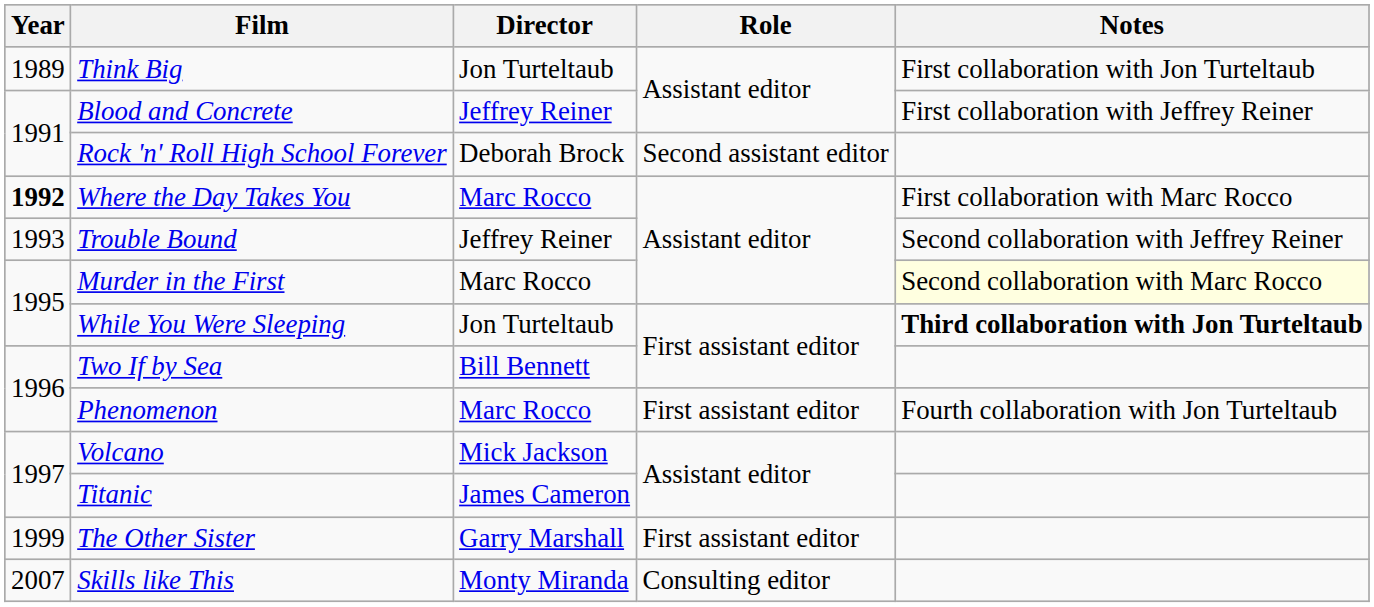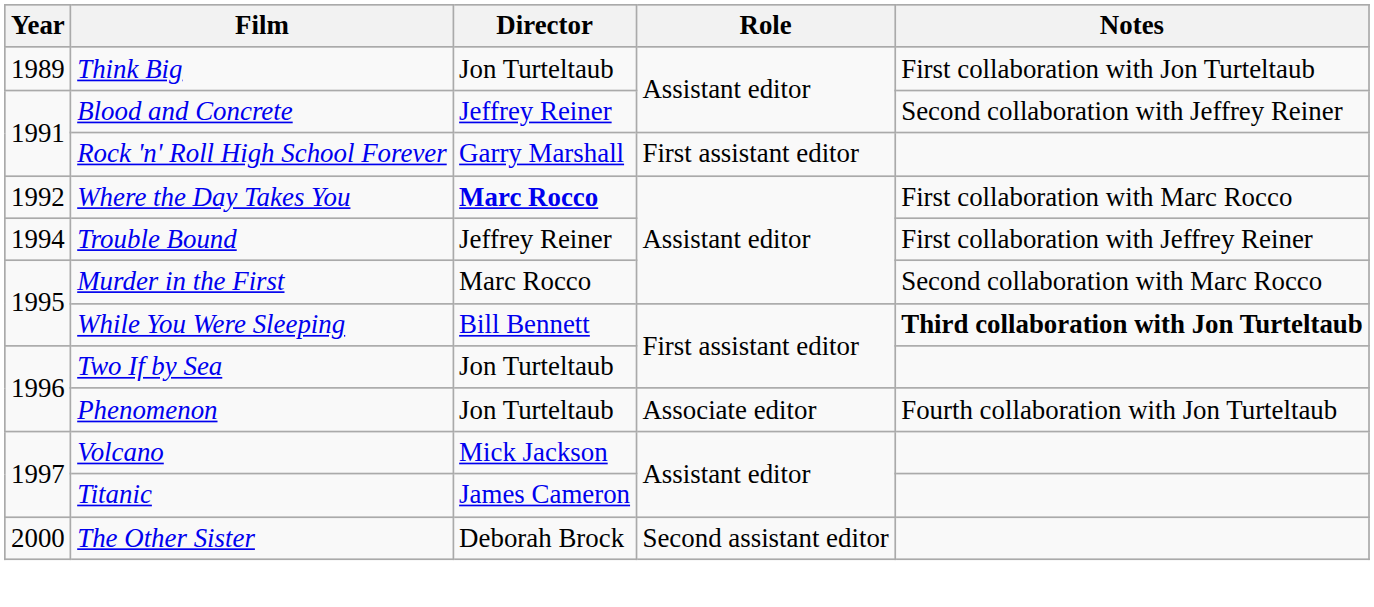(1107, 111) First collaboration with Jeffrey Reiner -> (1122, 111) Second collaboration with Jeffrey Reiner
(542, 153) Deborah Brock -> (542, 153) Garry Marshall
(766, 153) Second assistant editor -> (751, 153) First assistant editor
(38, 196) bold -> (38, 196) normal
(525, 196) normal -> (529, 196) bold
(38, 238) 1993 -> (38, 238) 1994
(1122, 238) Second collaboration with Jeffrey Reiner -> (1107, 238) First collaboration with Jeffrey Reiner
(1112, 281) lightyellow background -> (1112, 281) no background
(536, 324) Jon Turteltaub -> (524, 324) Bill Bennett
(524, 366) Bill Bennett -> (536, 366) Jon Turteltaub
(525, 409) Marc Rocco -> (536, 409) Jon Turteltaub
(751, 409) First assistant editor -> (729, 409) Associate editor
(38, 537) 1999 -> (38, 537) 2000
(542, 537) Garry Marshall -> (542, 537) Deborah Brock
(751, 537) First assistant editor -> (766, 537) Second assistant editor
- row: (156, 580)
